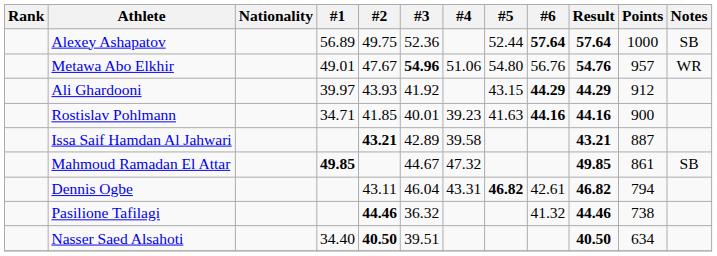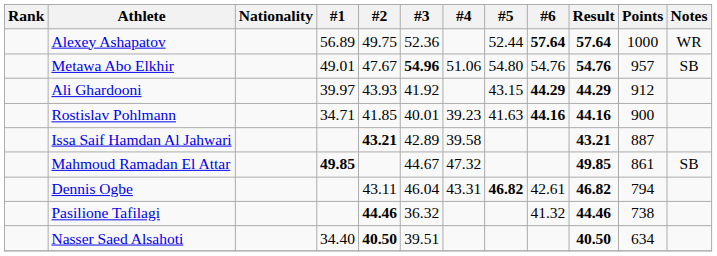(689, 41) SB -> (689, 41) WR
(548, 66) 56.76 -> (548, 66) 54.76
(689, 66) WR -> (689, 66) SB
